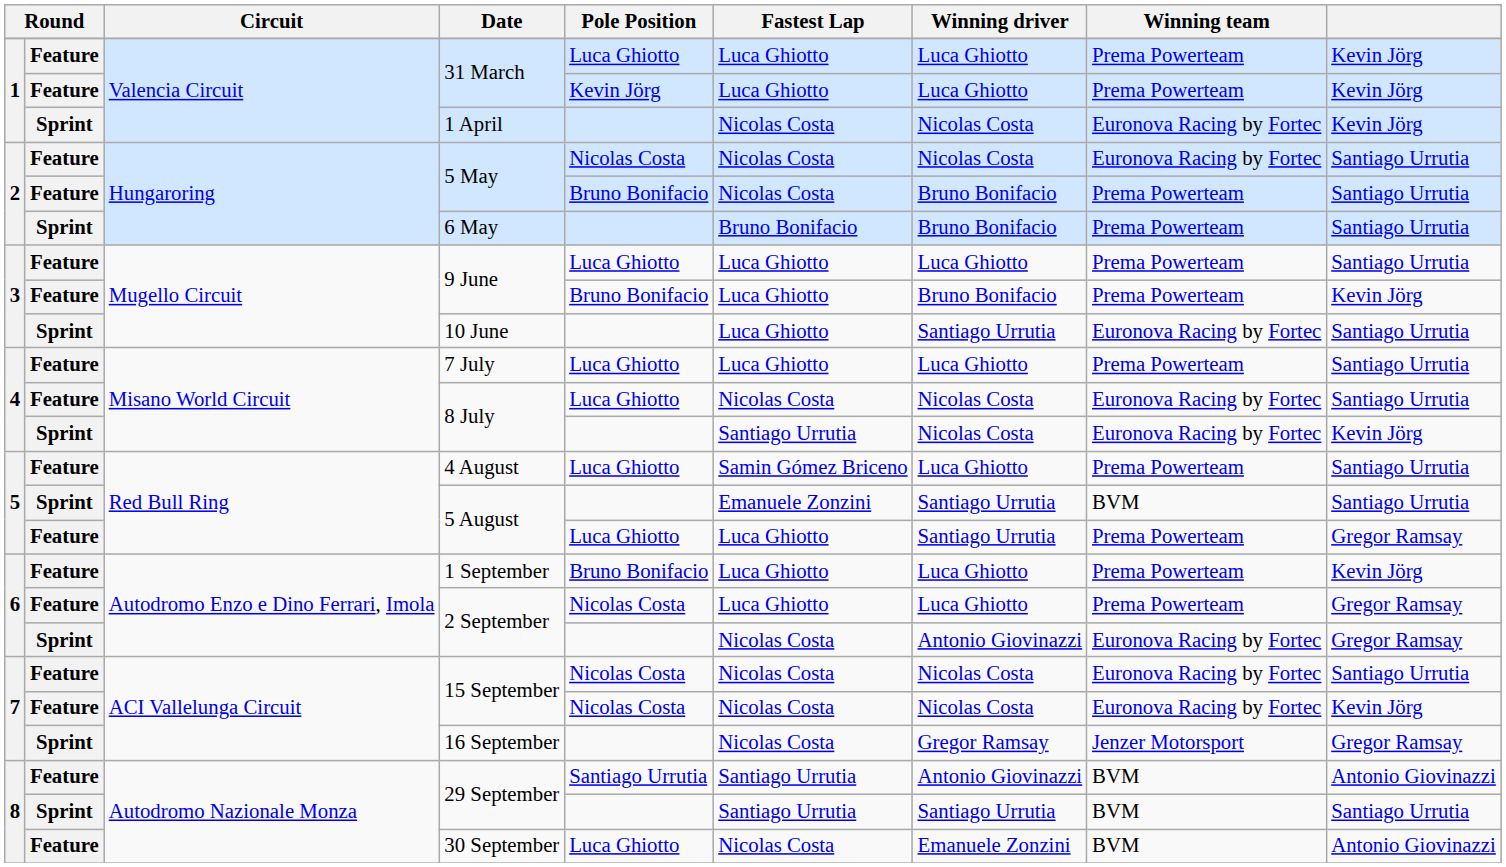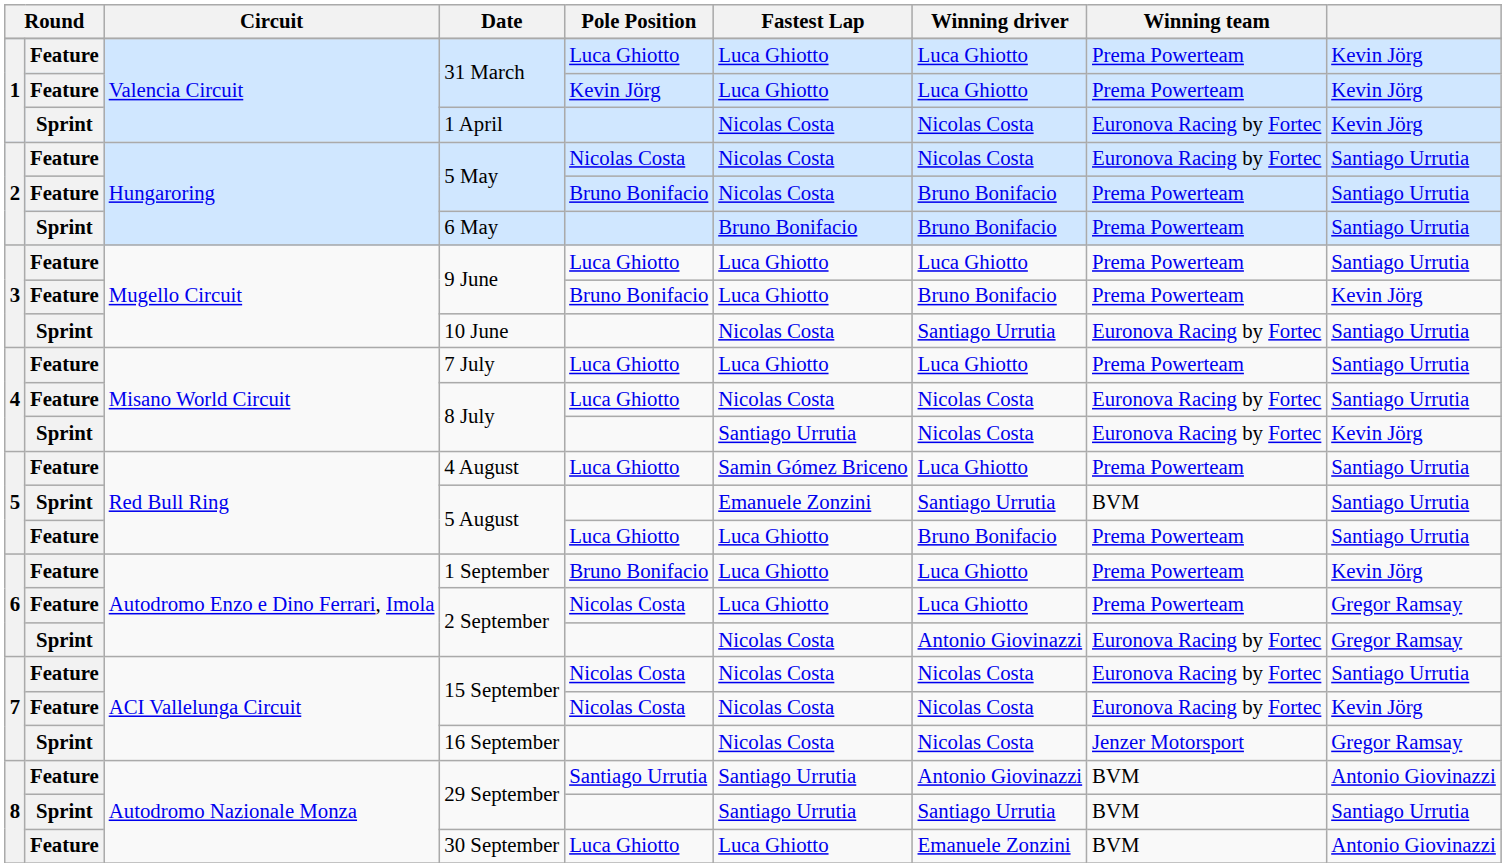(773, 330) Luca Ghiotto -> (776, 330) Nicolas Costa
(987, 536) Santiago Urrutia -> (987, 536) Bruno Bonifacio
(1397, 536) Gregor Ramsay -> (1400, 536) Santiago Urrutia
(983, 742) Gregor Ramsay -> (976, 742) Nicolas Costa
(776, 845) Nicolas Costa -> (773, 845) Luca Ghiotto
